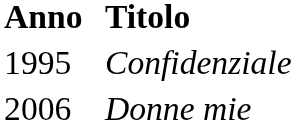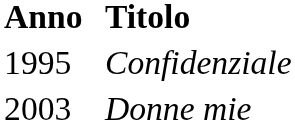(38, 109) 2006 -> (38, 109) 2003
